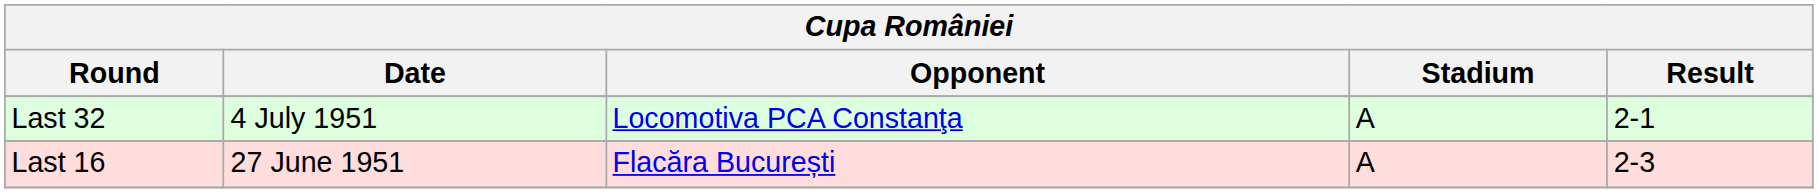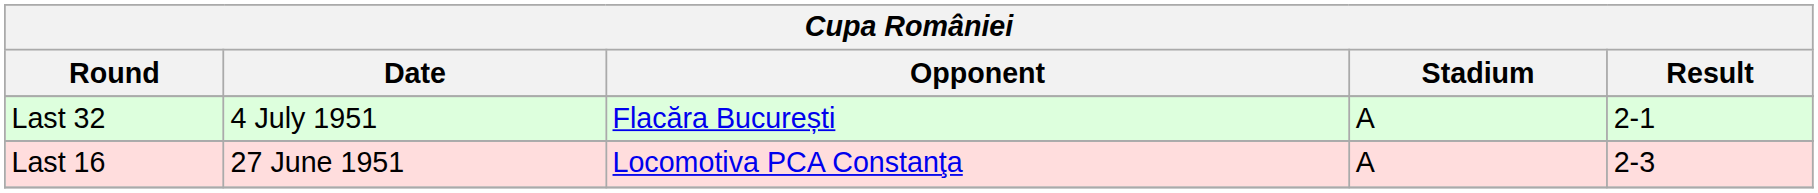(788, 118) Locomotiva PCA Constanţa -> (724, 118) Flacăra București
(724, 163) Flacăra București -> (788, 163) Locomotiva PCA Constanţa
